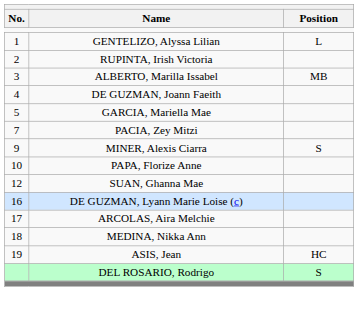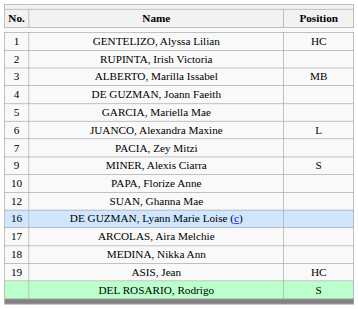(319, 41) L -> (319, 41) HC
+ row: (17, 130)
